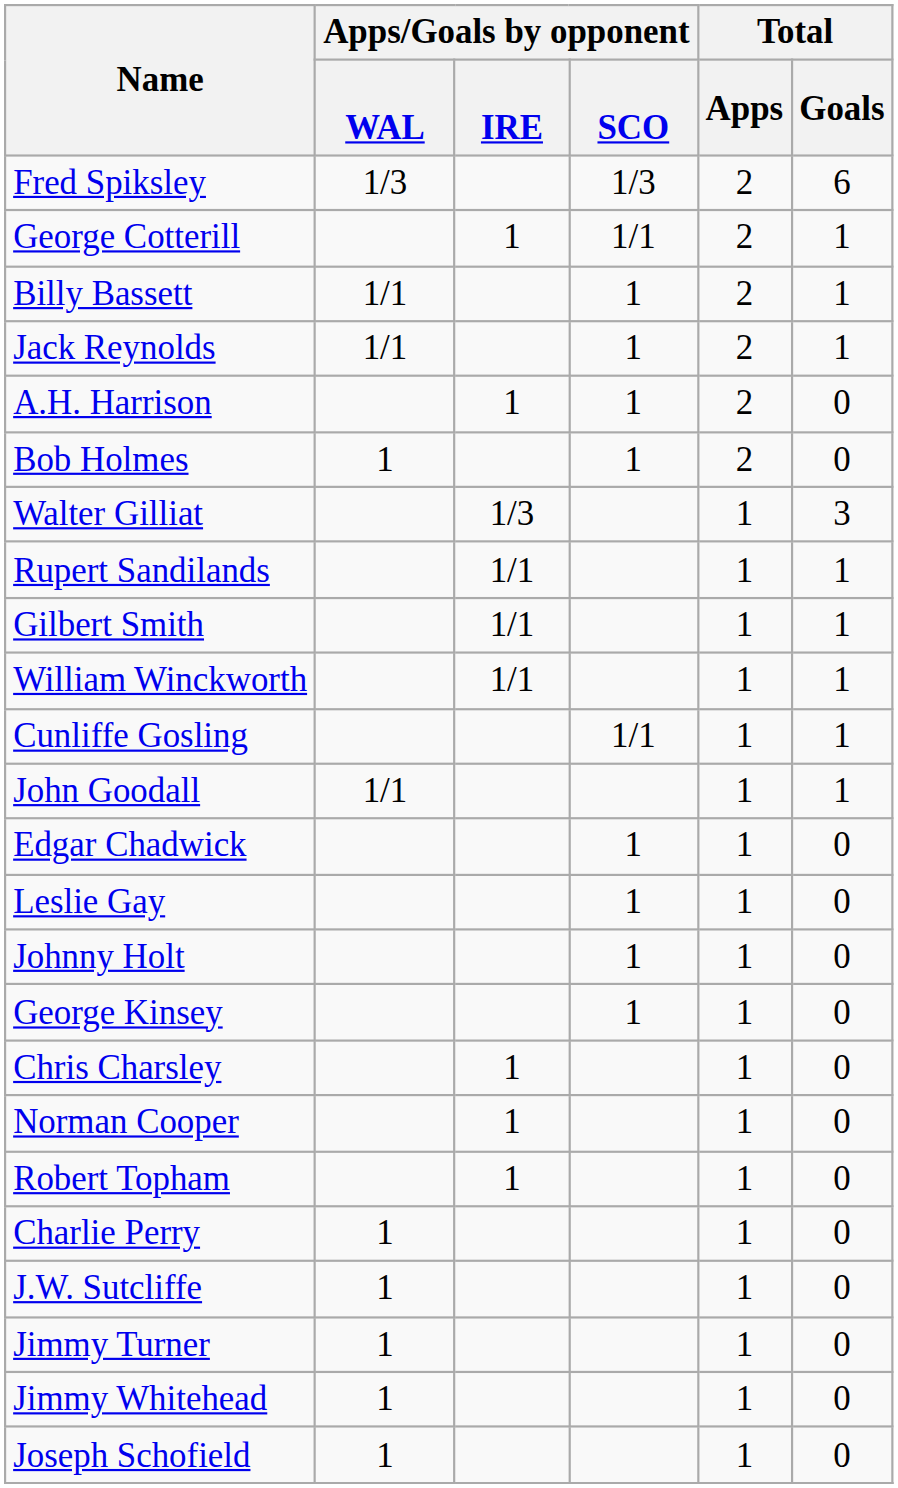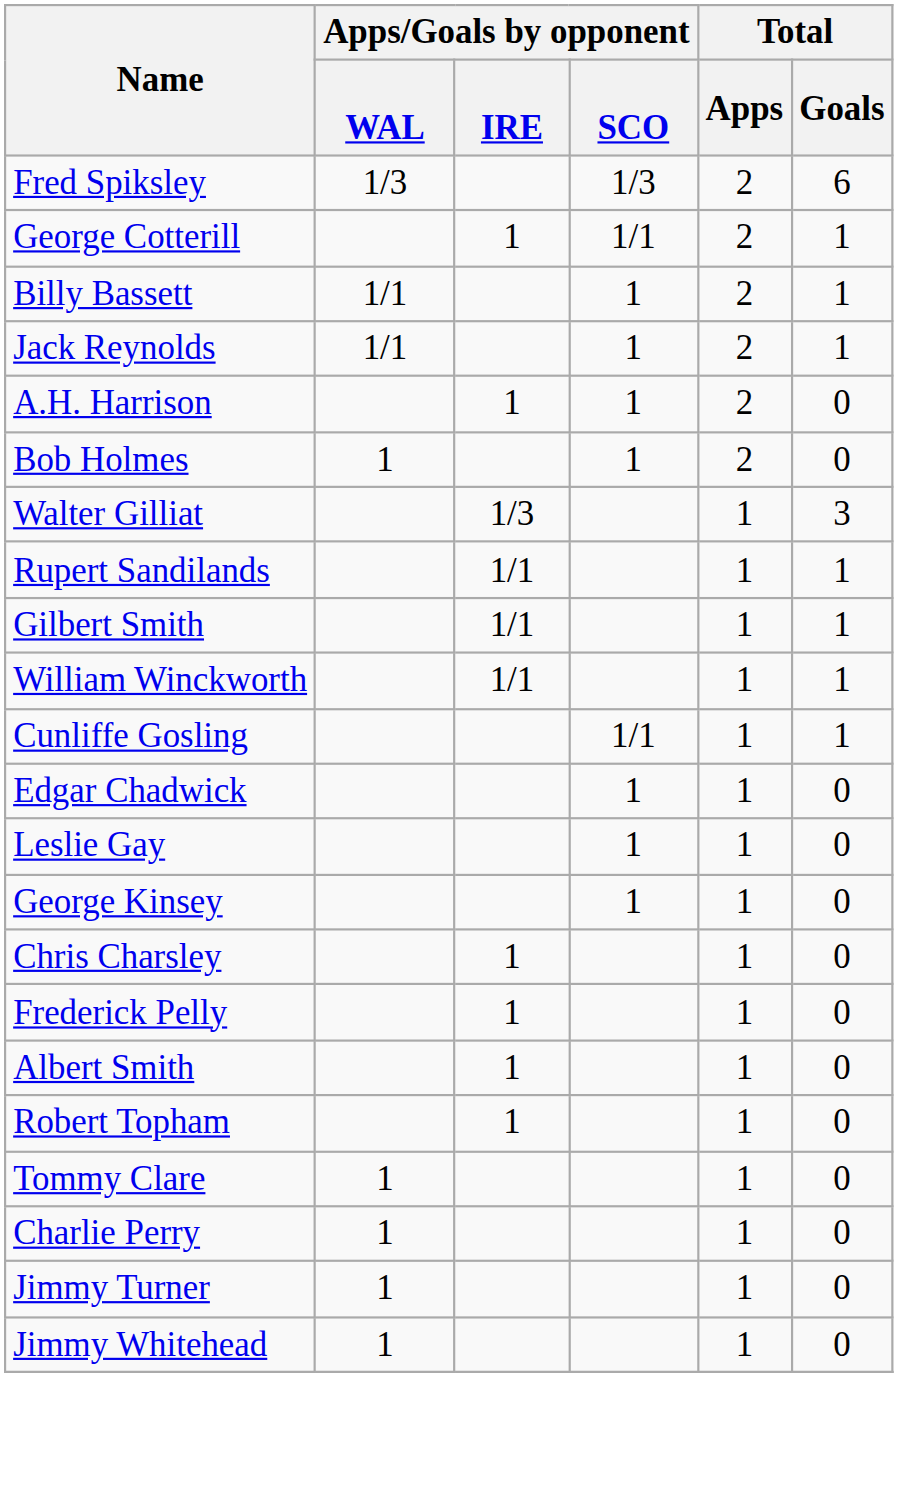- row: (107, 790)
- row: (99, 956)
- row: (126, 1122)
+ row: (120, 1011)
+ row: (104, 1067)
+ row: (109, 1177)
- row: (108, 1288)
- row: (132, 1454)
